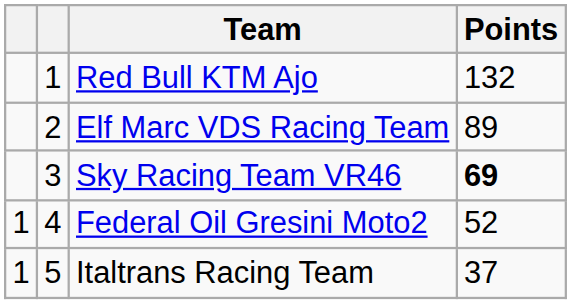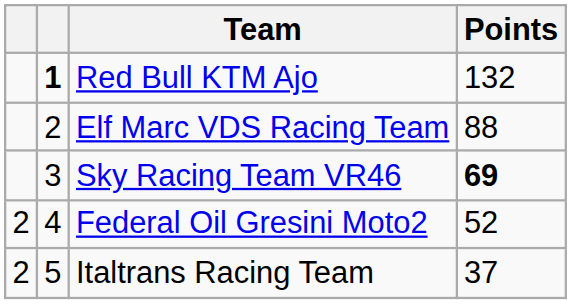(53, 78) normal -> (53, 78) bold
(481, 126) 89 -> (481, 126) 88
(21, 224) 1 -> (21, 224) 2
(21, 272) 1 -> (21, 272) 2
